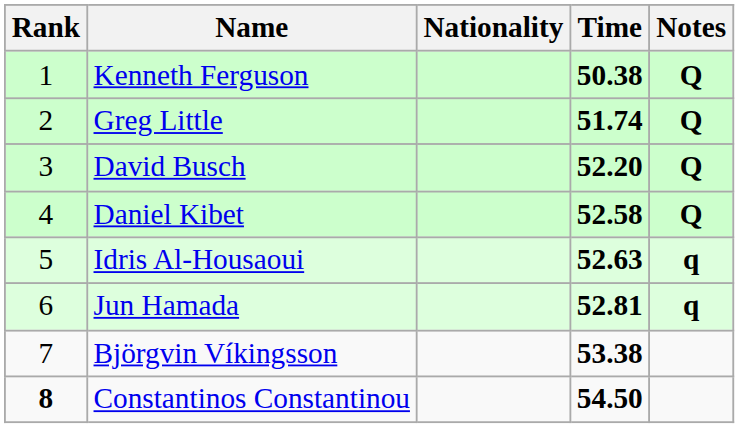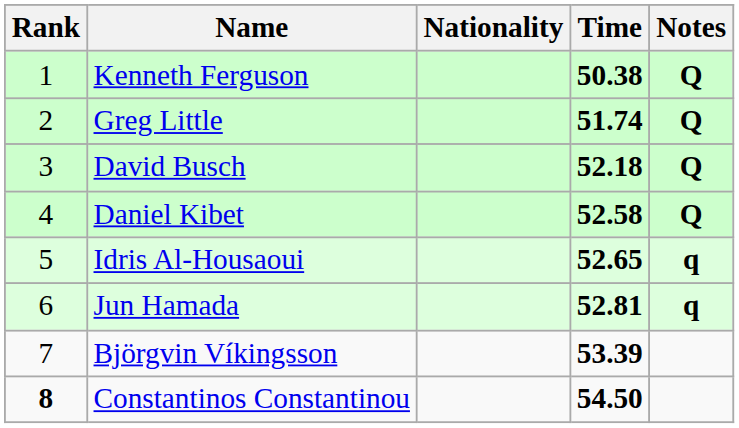(610, 167) 52.20 -> (610, 167) 52.18
(610, 259) 52.63 -> (610, 259) 52.65
(610, 352) 53.38 -> (610, 352) 53.39
